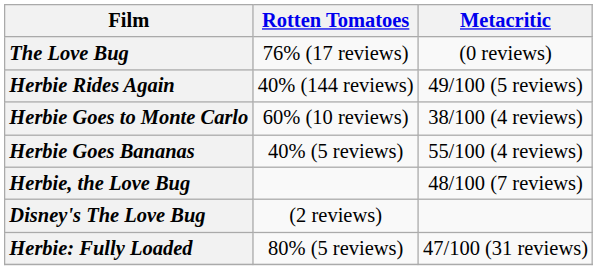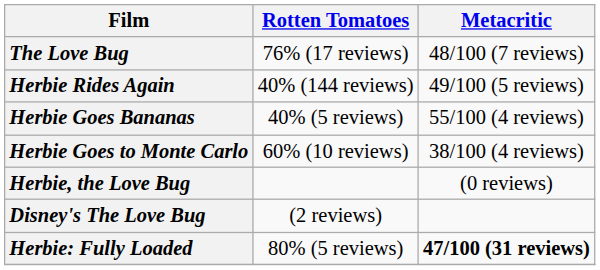(505, 53) (0 reviews) -> (506, 53) 48/100 (7 reviews)
rows swapped: (129, 118) <-> (102, 150)
(505, 183) 48/100 (7 reviews) -> (506, 183) (0 reviews)
(505, 248) normal -> (506, 248) bold
